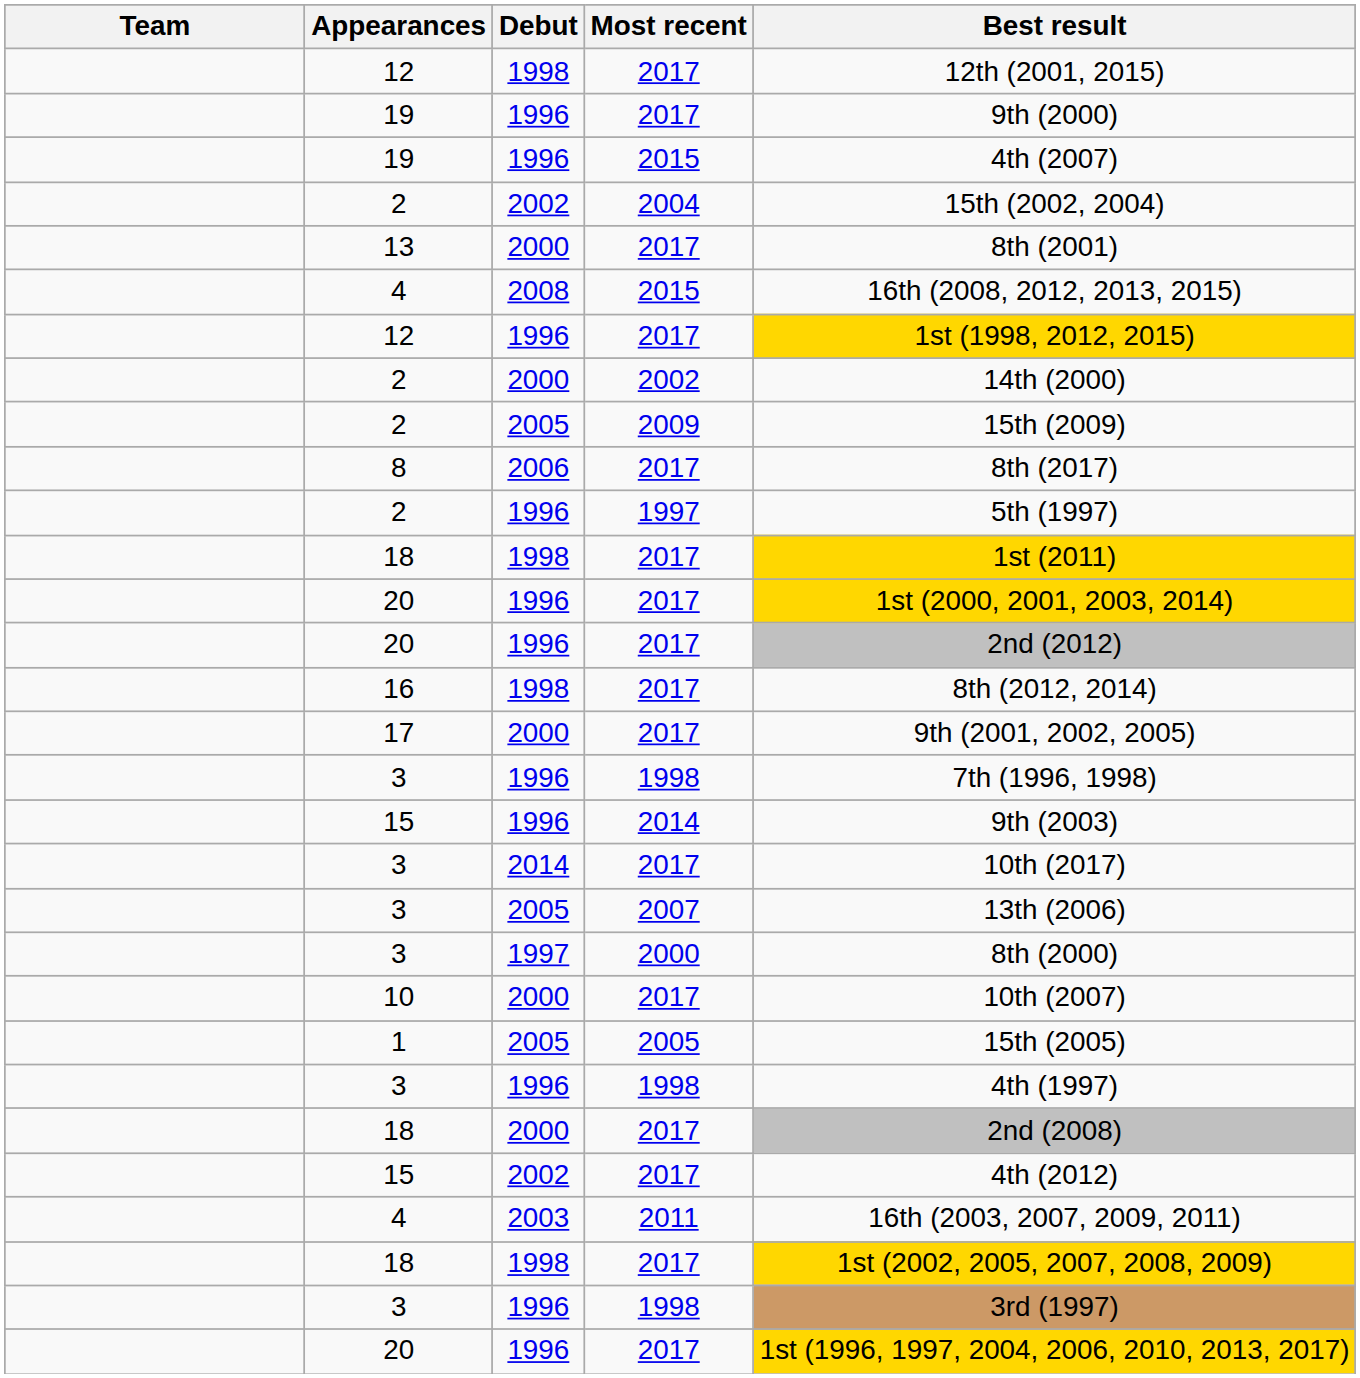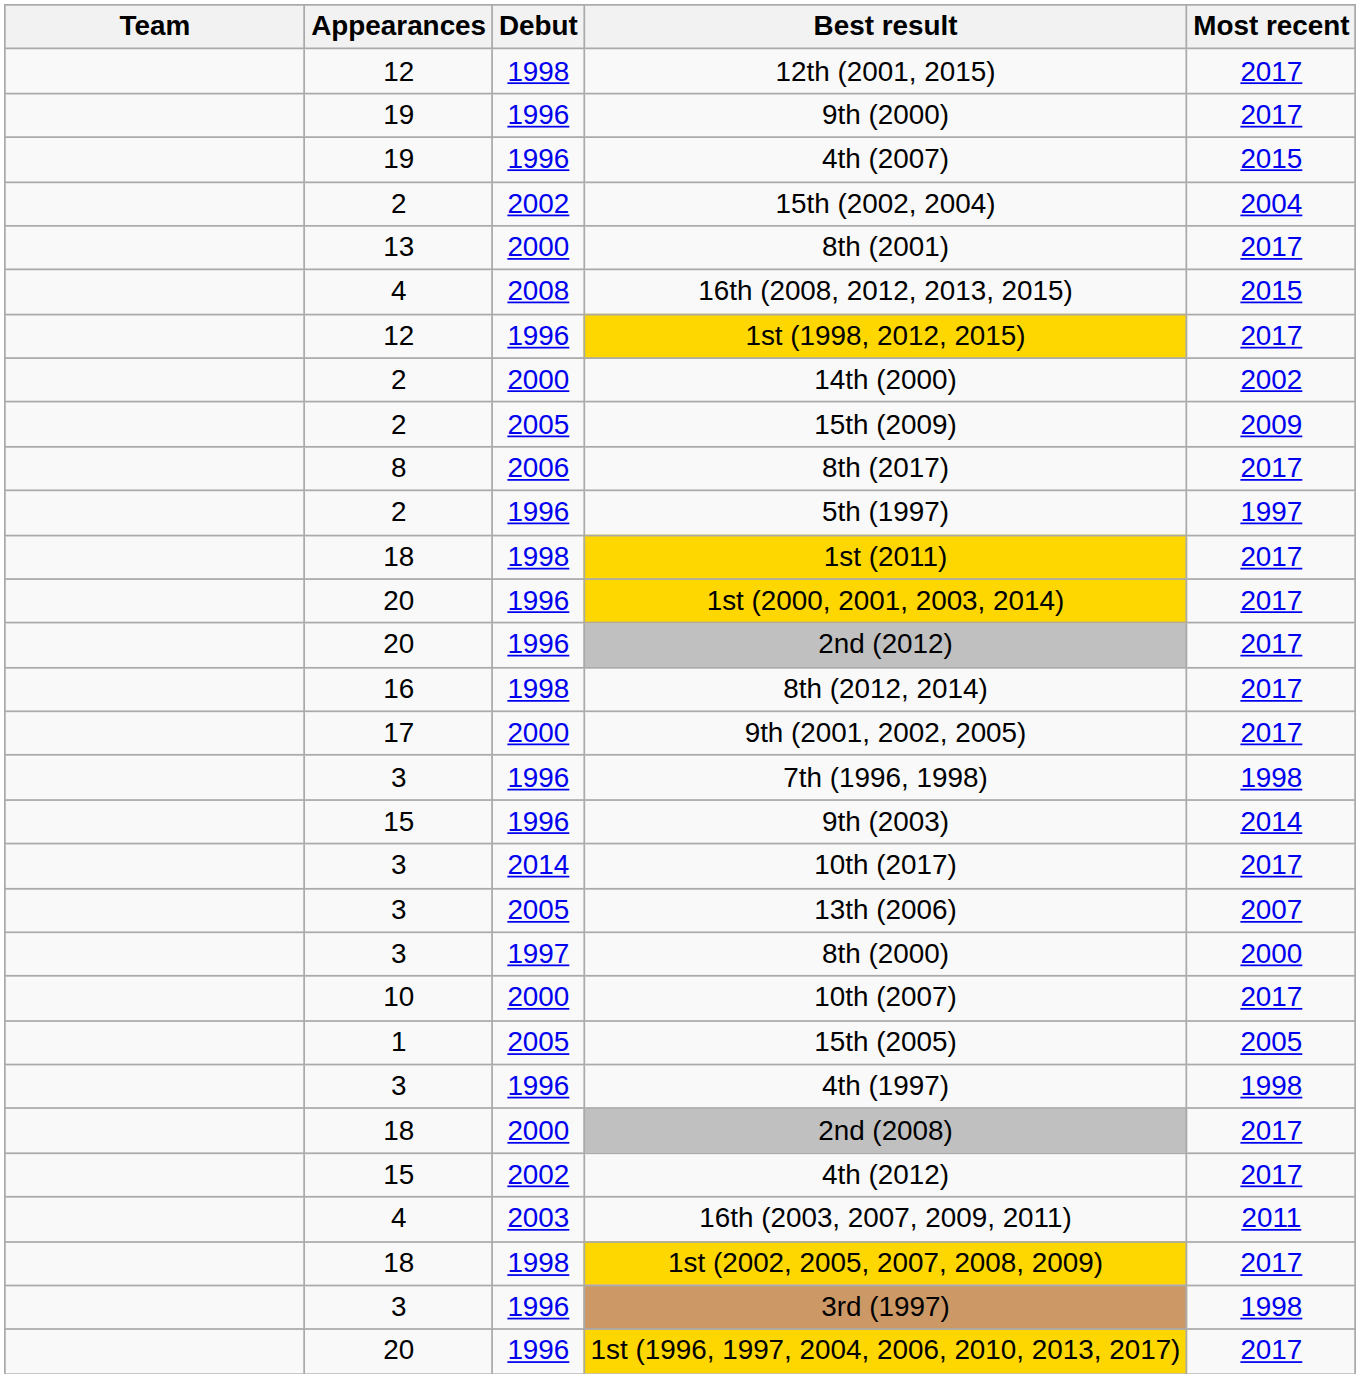columns swapped: (669, 26) <-> (1055, 26)
